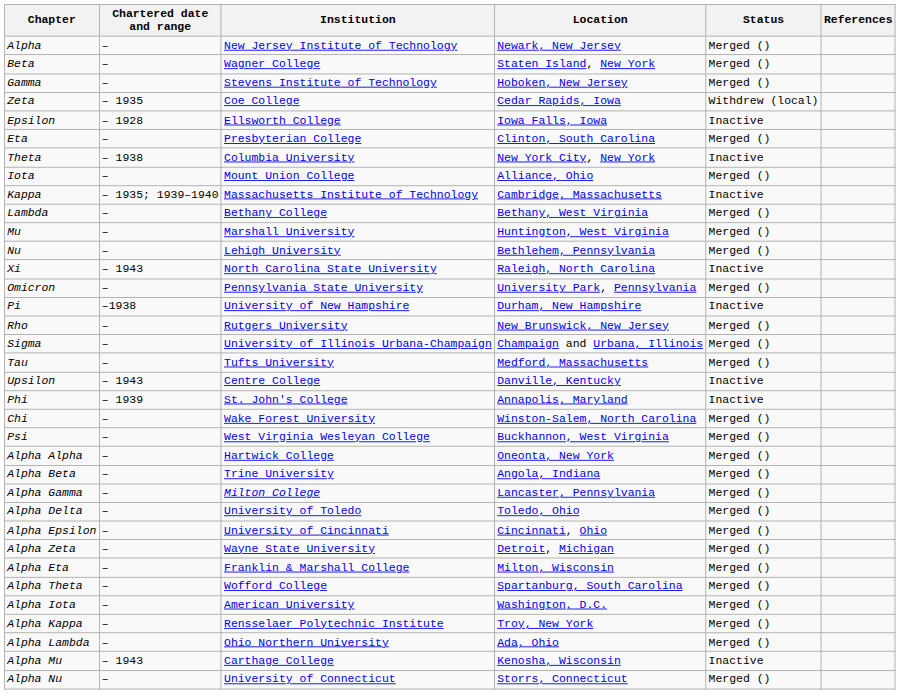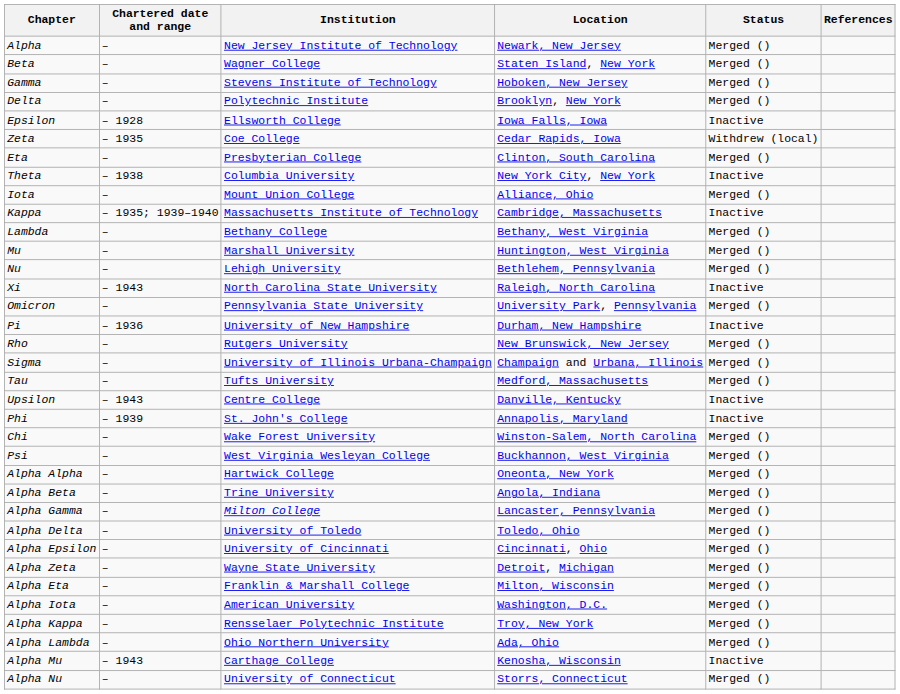+ row: (24, 102)
rows swapped: (31, 120) <-> (21, 102)
(119, 307) –1938 -> (122, 325) – 1936
- row: (45, 586)
